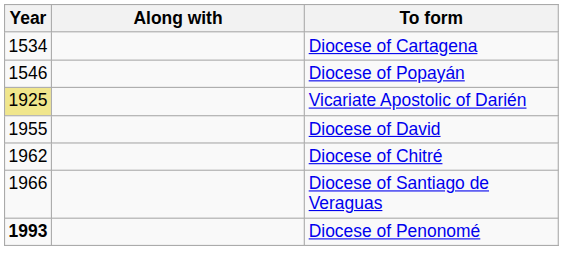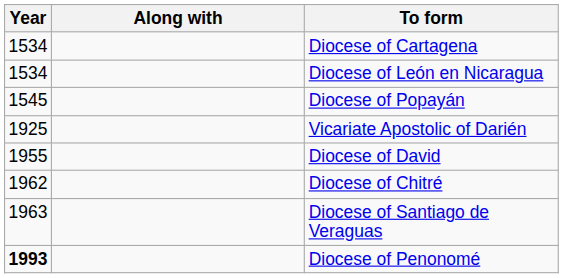+ row: (426, 73)
(28, 73) 1546 -> (28, 101) 1545
(28, 101) khaki background -> (28, 128) no background
(28, 184) 1966 -> (28, 211) 1963
